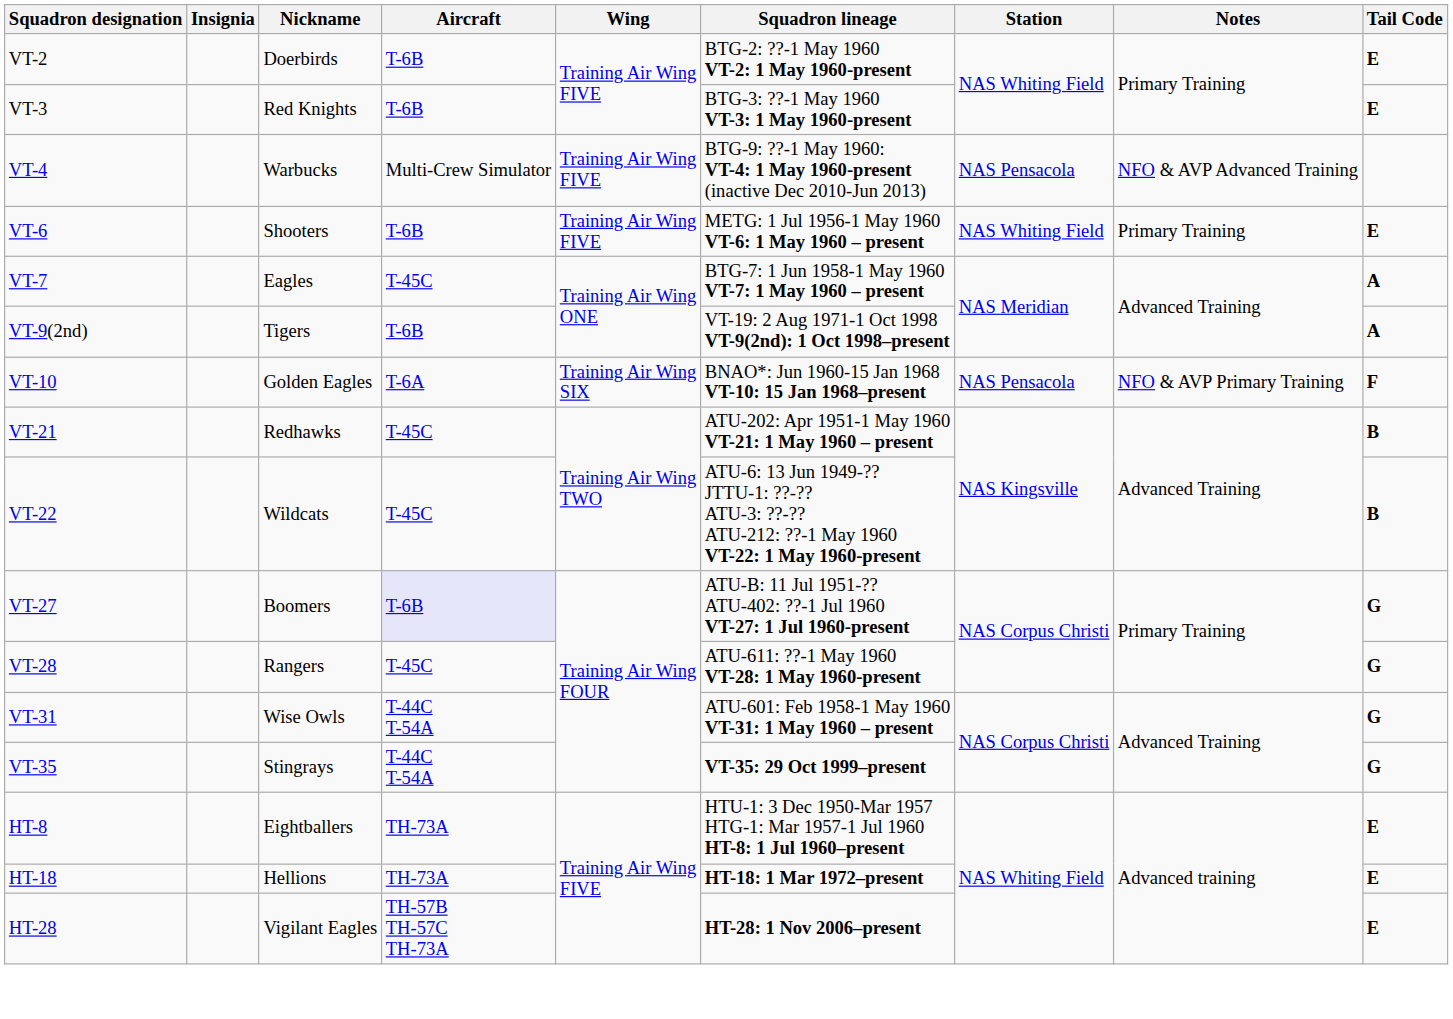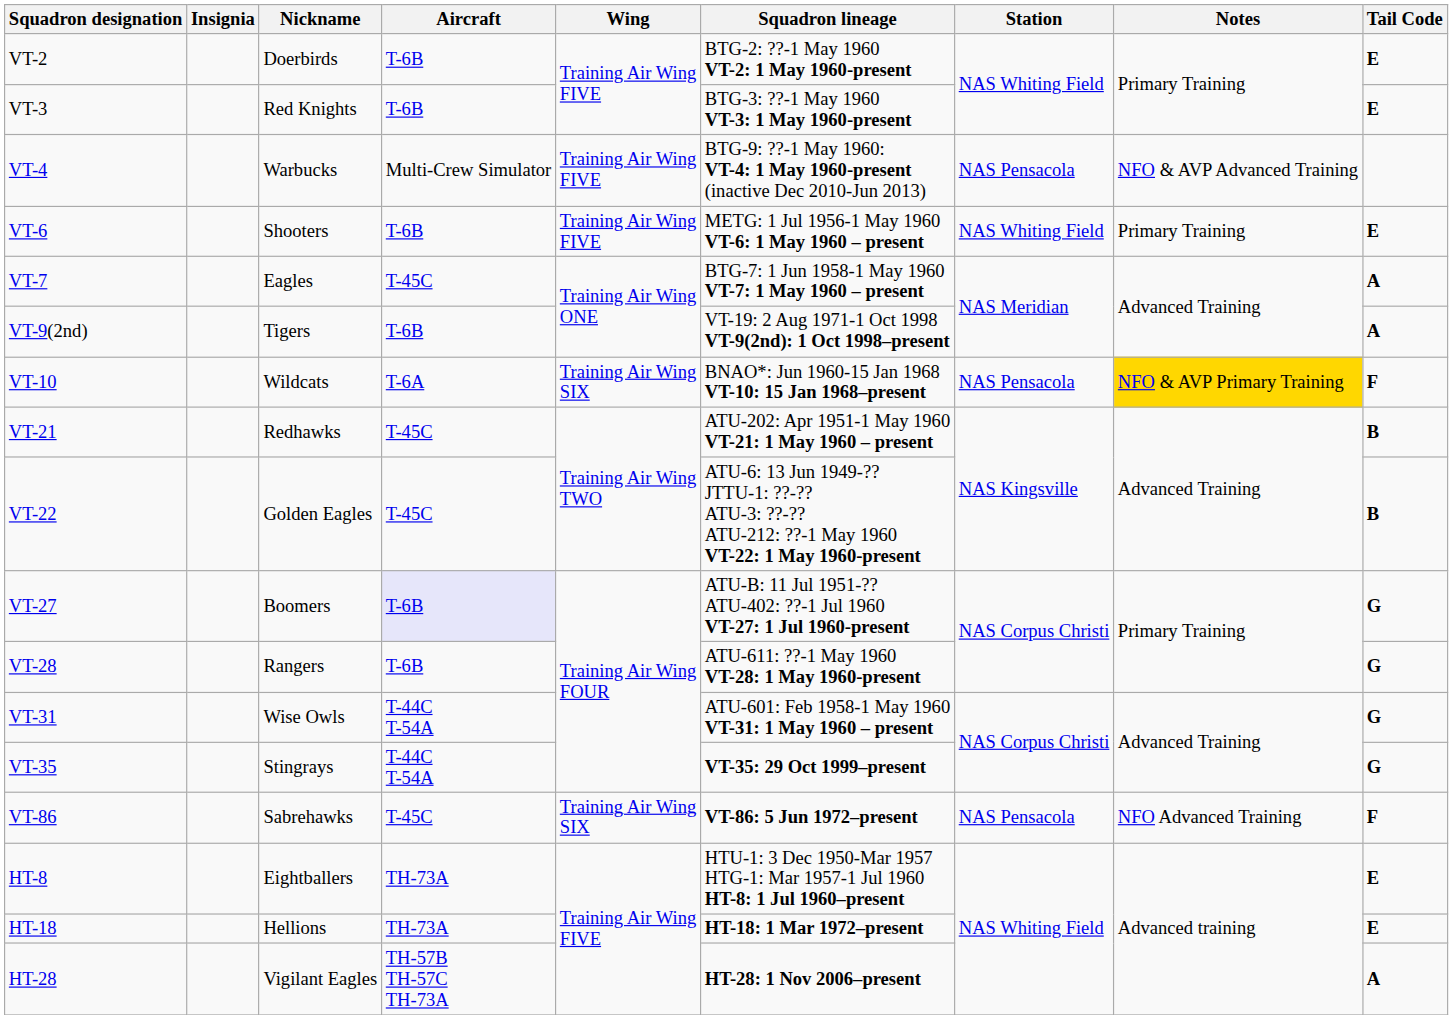(318, 381) Golden Eagles -> (296, 381) Wildcats
(1231, 381) no background -> (1231, 381) gold background
(296, 513) Wildcats -> (318, 513) Golden Eagles
(409, 666) T-45C -> (405, 666) T-6B
+ row: (33, 817)
(1373, 928) E -> (1373, 978) A
